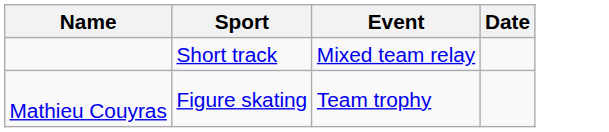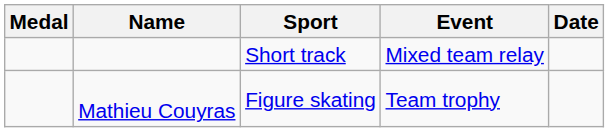+ column: (39, 21)
